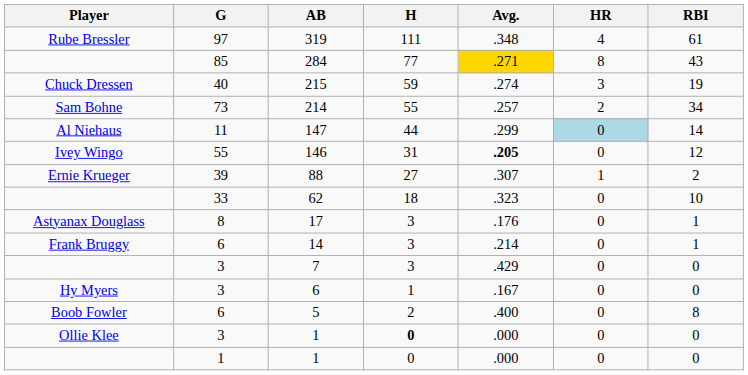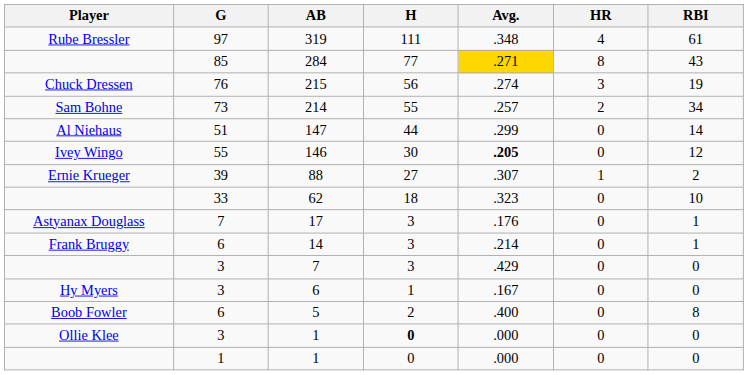(221, 84) 40 -> (221, 84) 76
(411, 84) 59 -> (411, 84) 56
(221, 130) 11 -> (221, 130) 51
(601, 130) lightblue background -> (601, 130) no background
(411, 152) 31 -> (411, 152) 30
(221, 221) 8 -> (221, 221) 7
